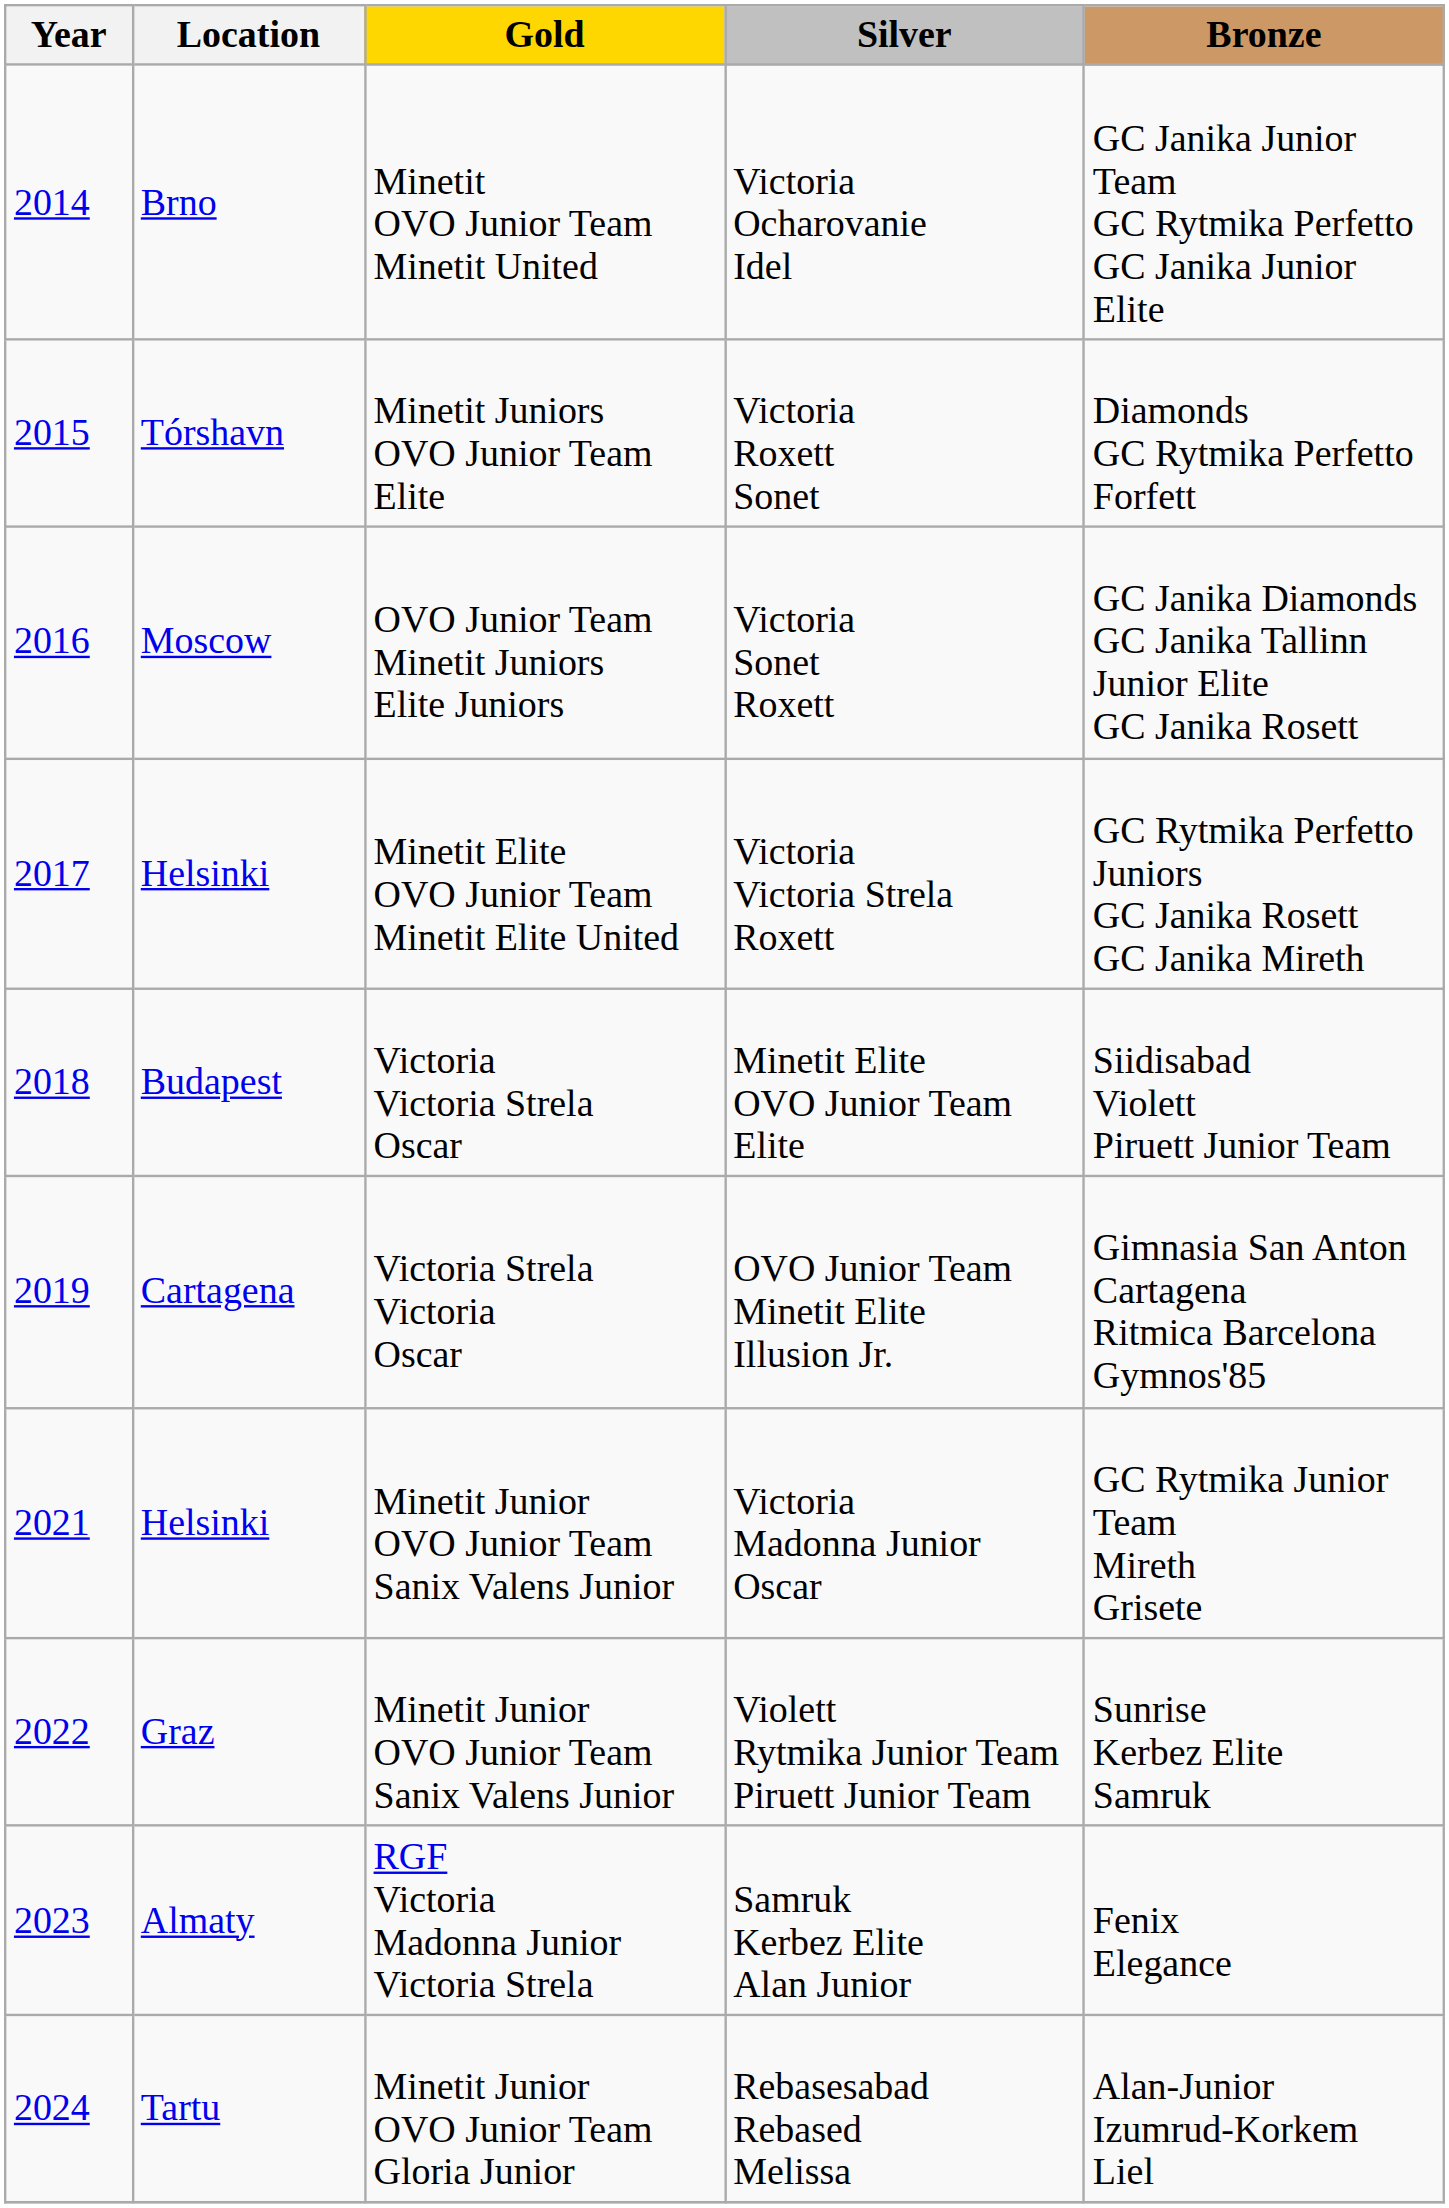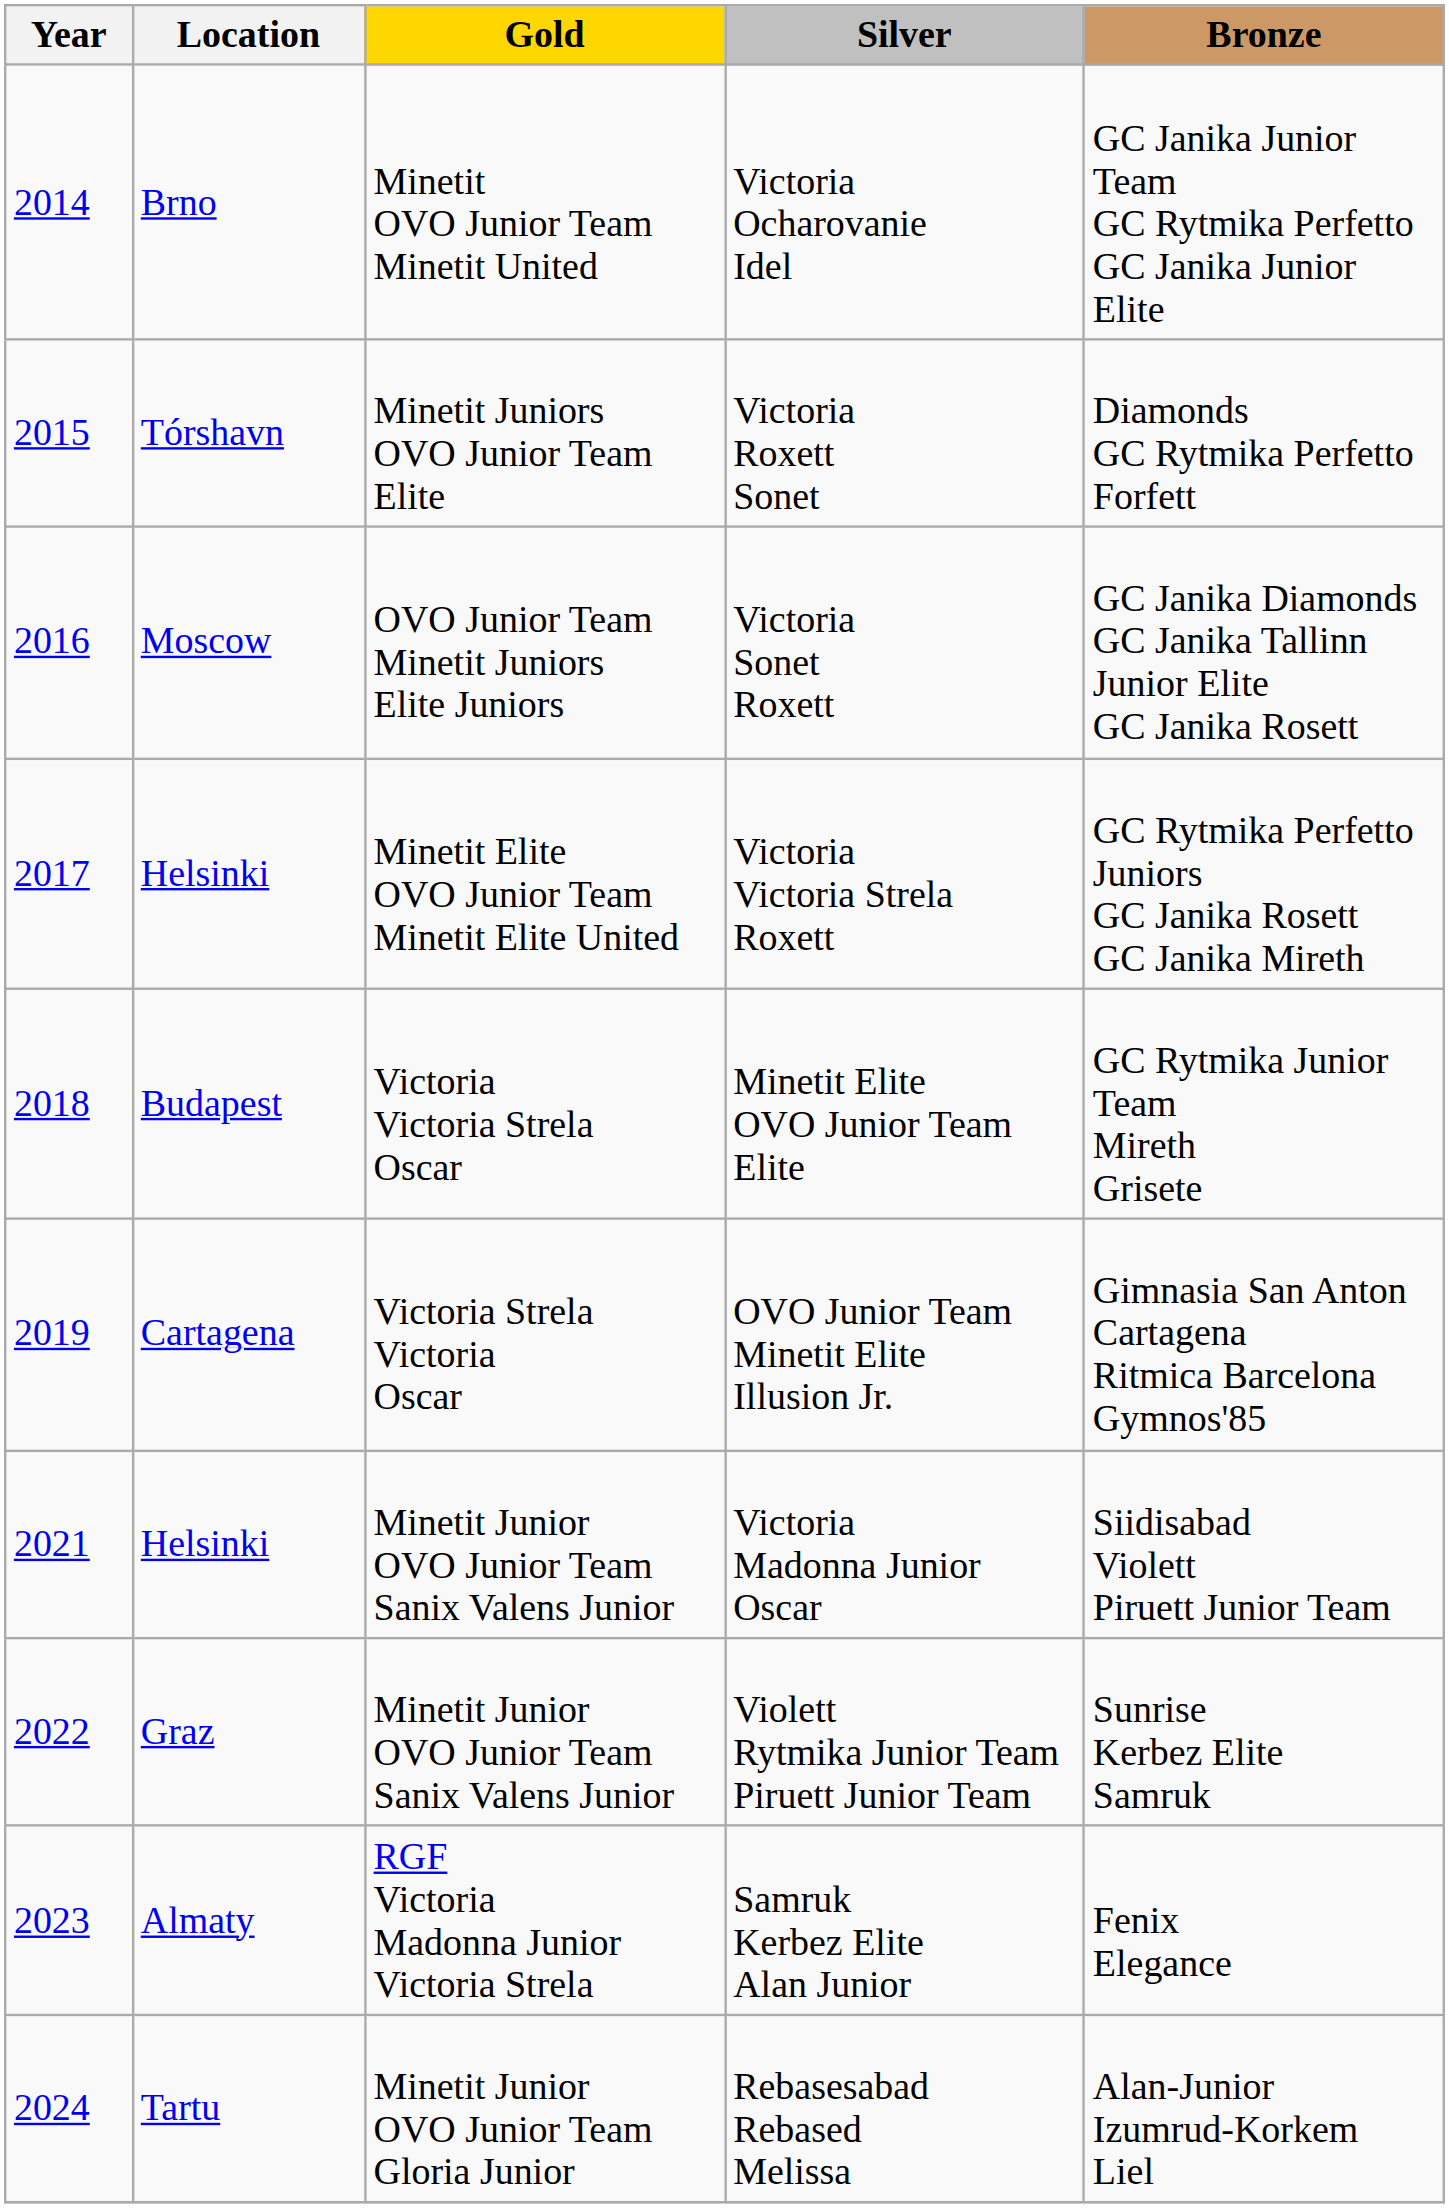(1242, 1103) Siidisabad Violett Piruett Junior Team -> (1241, 1124) GC Rytmika Junior Team Mireth Grisete
(1241, 1543) GC Rytmika Junior Team Mireth Grisete -> (1242, 1564) Siidisabad Violett Piruett Junior Team
